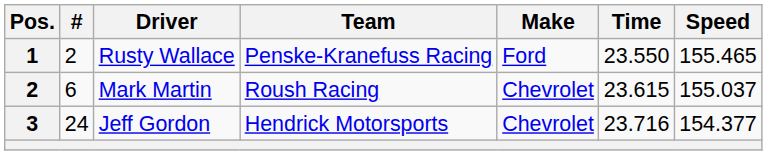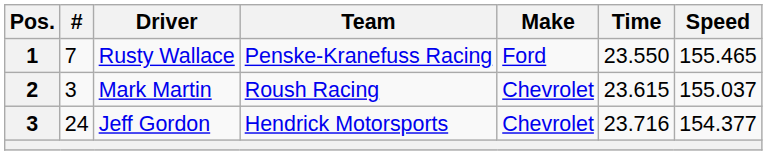(71, 56) 2 -> (71, 56) 7
(71, 90) 6 -> (71, 90) 3
